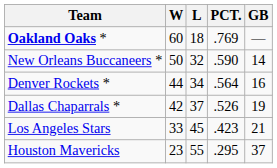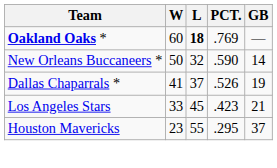(197, 38) normal -> (197, 38) bold
- row: (59, 83)
(176, 106) 42 -> (176, 83) 41
